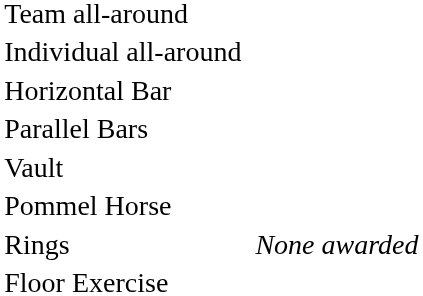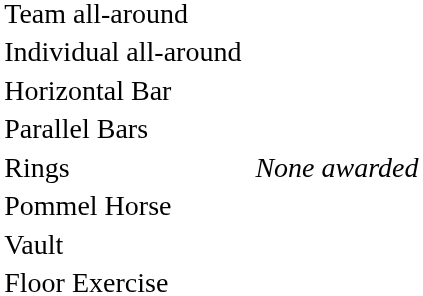rows swapped: (34, 167) <-> (37, 244)
